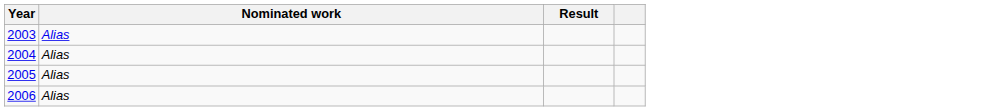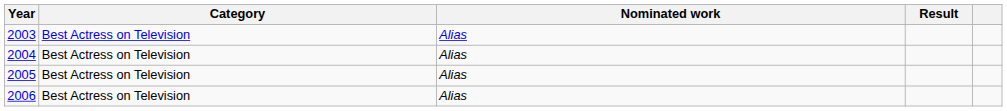+ column: (237, 14)
